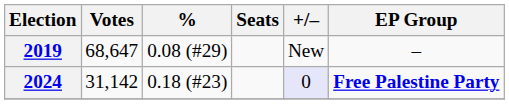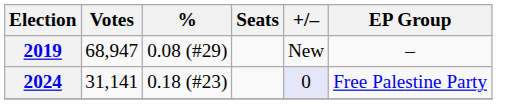(112, 50) 68,647 -> (112, 50) 68,947
(112, 82) 31,142 -> (112, 82) 31,141
(416, 82) bold -> (410, 82) normal
